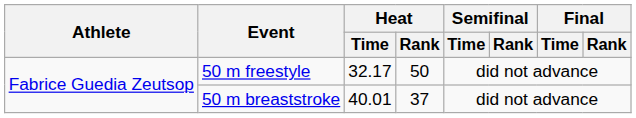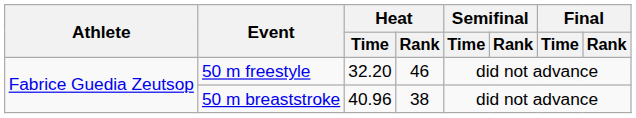(370, 72) 32.17 -> (370, 72) 32.20
(420, 72) 50 -> (420, 72) 46
(370, 99) 40.01 -> (370, 99) 40.96
(420, 99) 37 -> (420, 99) 38
